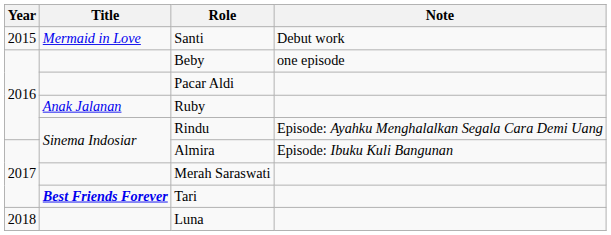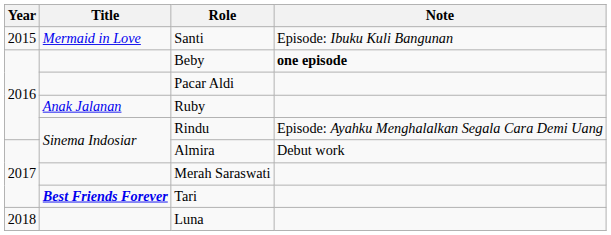(311, 38) Debut work -> (365, 38) Episode: Ibuku Kuli Bangunan
(311, 60) normal -> (312, 60) bold
(365, 151) Episode: Ibuku Kuli Bangunan -> (311, 151) Debut work
